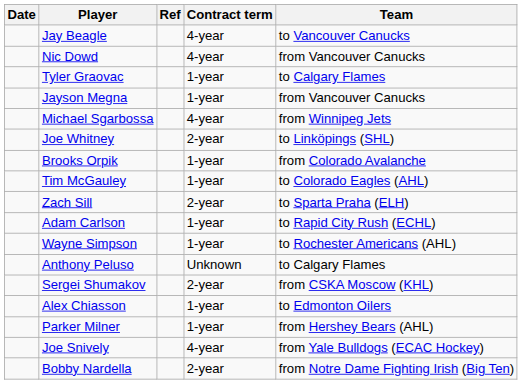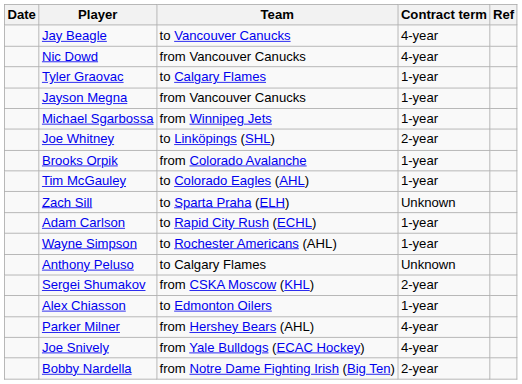columns swapped: (396, 14) <-> (170, 14)
(205, 118) 4-year -> (419, 118) 1-year
(205, 202) 2-year -> (428, 202) Unknown
(205, 327) 1-year -> (419, 327) 4-year
